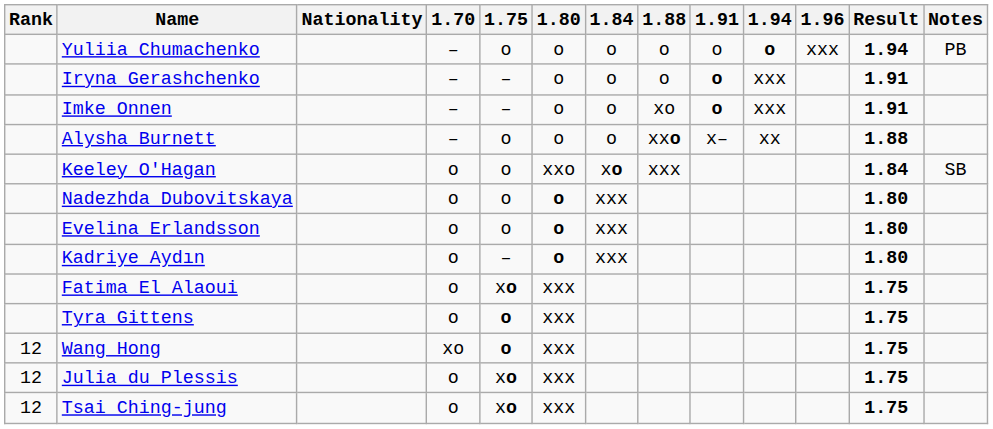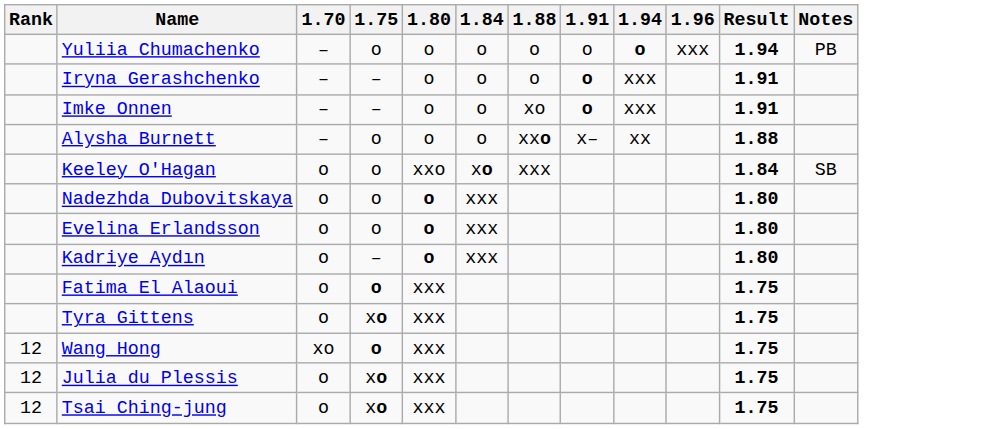- column: (362, 20)
(506, 289) xo -> (376, 289) o
(506, 318) o -> (376, 318) xo
